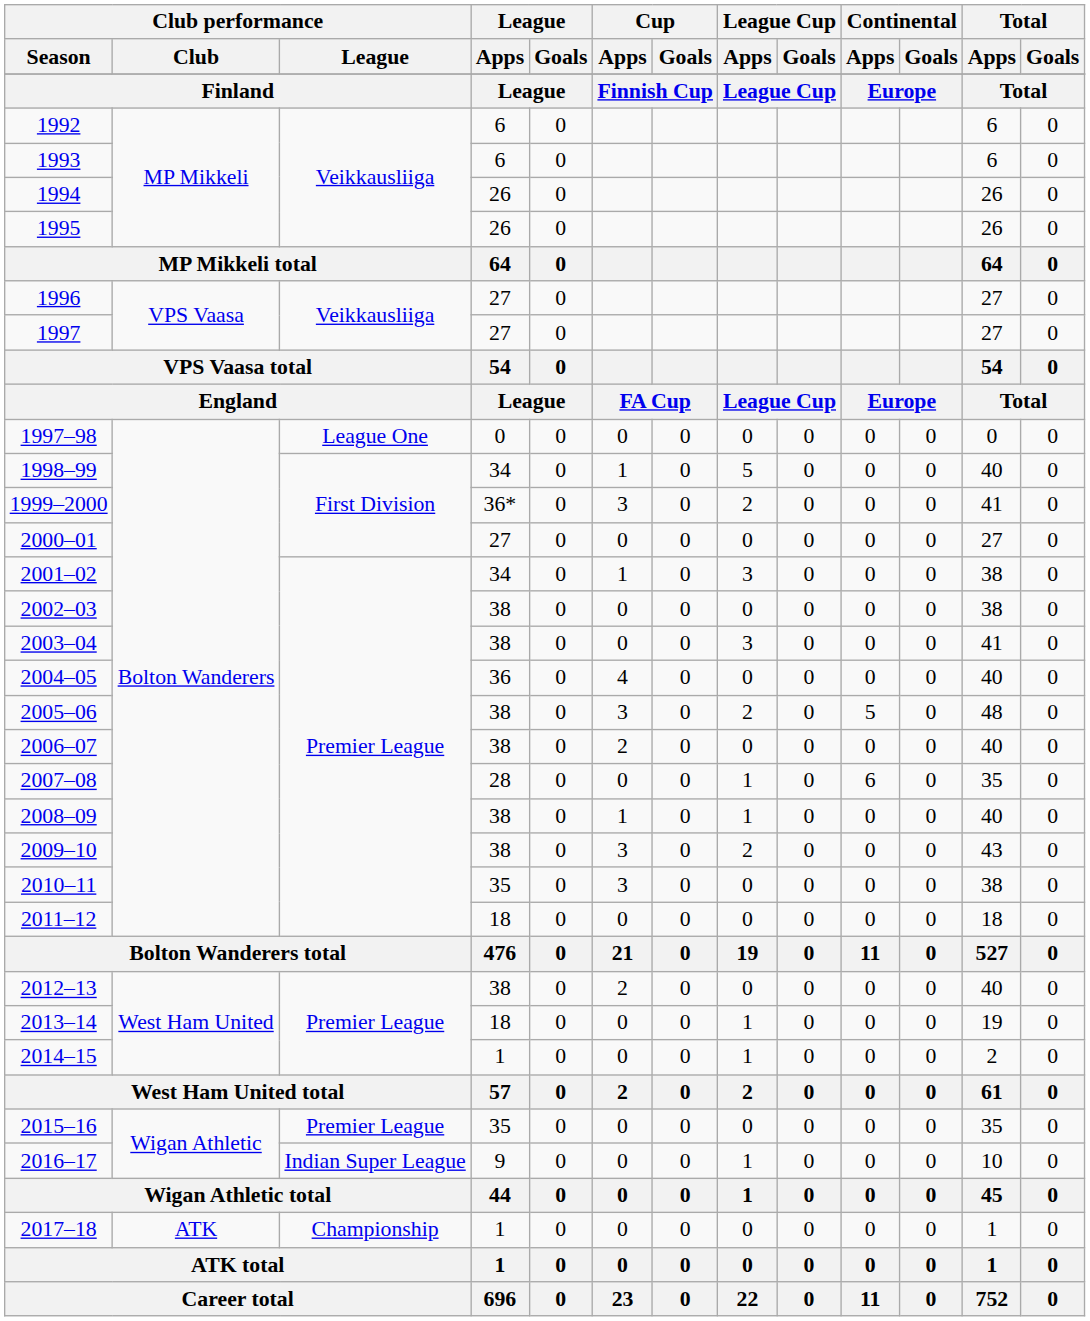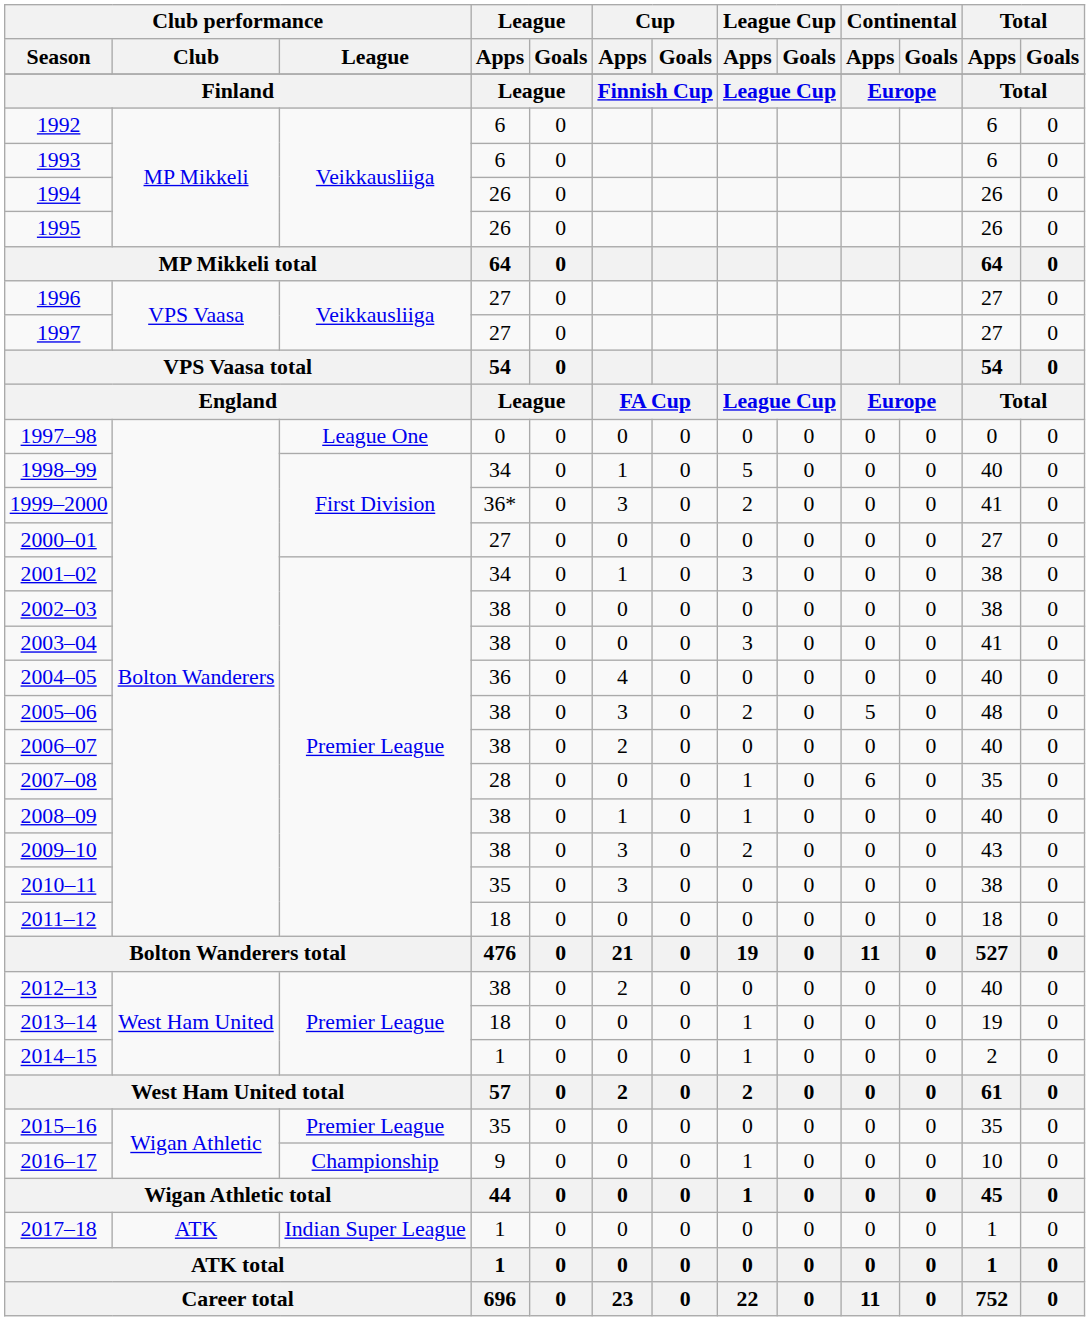(375, 1160) Indian Super League -> (375, 1160) Championship
(375, 1229) Championship -> (375, 1229) Indian Super League
